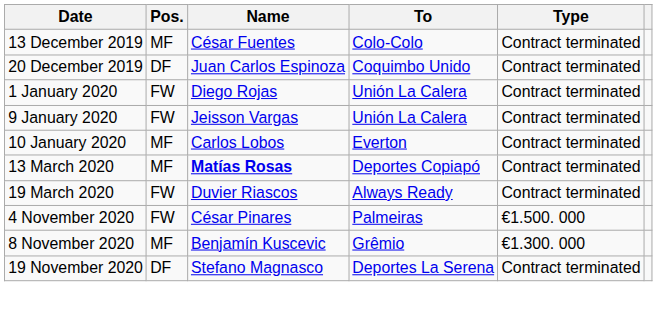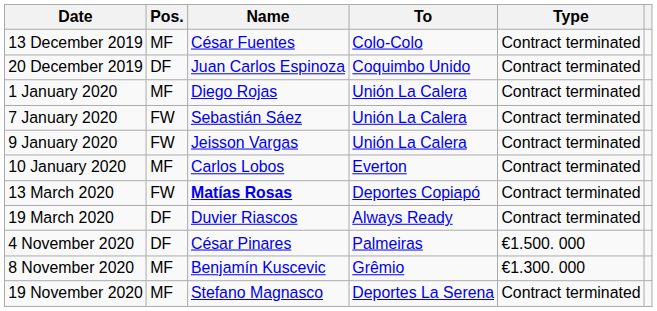(162, 92) FW -> (162, 92) MF
+ row: (63, 117)
(162, 167) MF -> (162, 192) FW
(162, 192) FW -> (161, 218) DF
(162, 218) FW -> (161, 243) DF
(161, 268) DF -> (162, 293) MF
